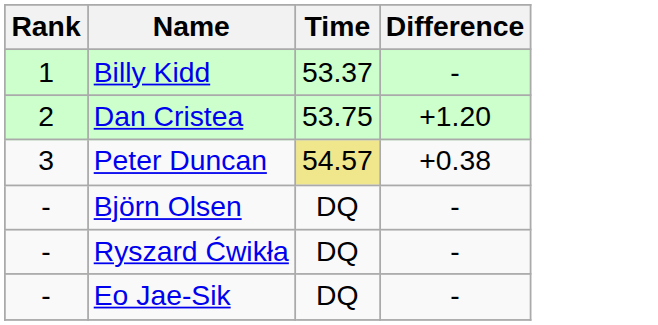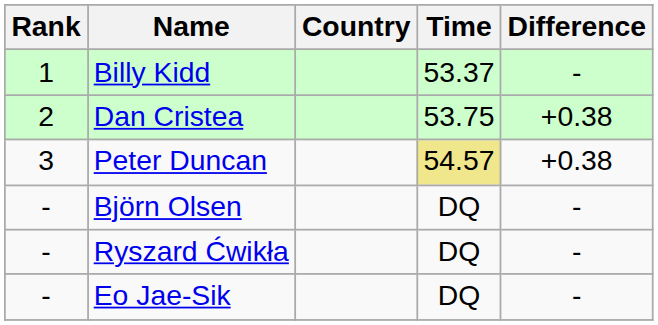+ column: (356, 26)
(455, 116) +1.20 -> (577, 116) +0.38
